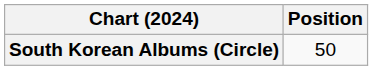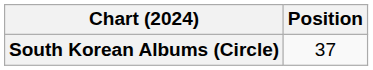(325, 49) 50 -> (325, 49) 37
